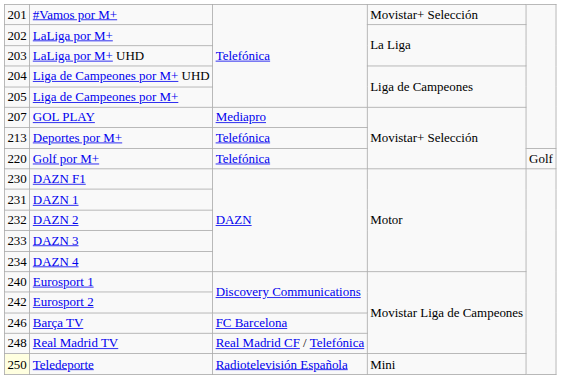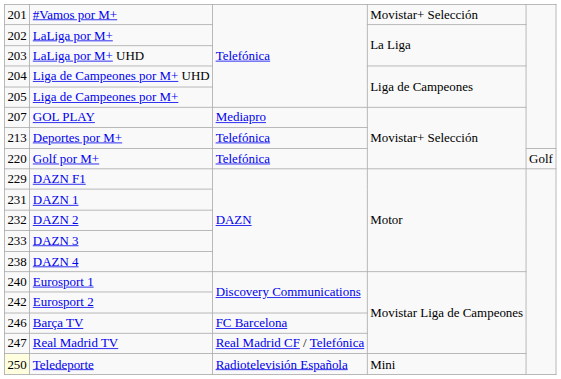(17, 179) 230 -> (17, 179) 229
(17, 261) 234 -> (17, 261) 238
(17, 343) 248 -> (17, 343) 247
